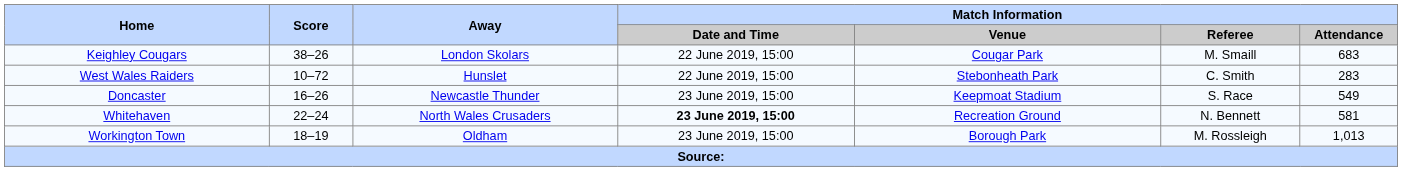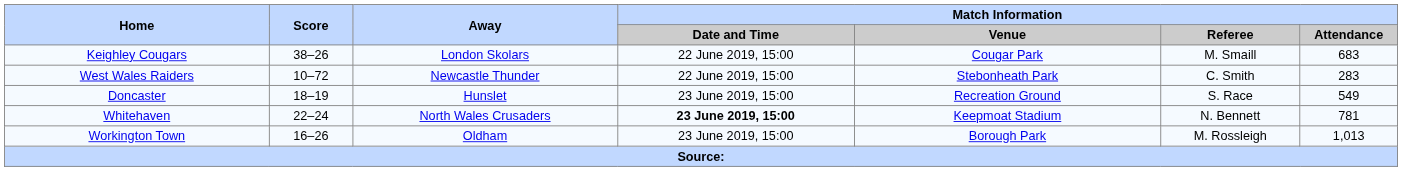(485, 75) Hunslet -> (485, 75) Newcastle Thunder
(311, 96) 16–26 -> (311, 96) 18–19
(485, 96) Newcastle Thunder -> (485, 96) Hunslet
(1007, 96) Keepmoat Stadium -> (1007, 96) Recreation Ground
(1007, 116) Recreation Ground -> (1007, 116) Keepmoat Stadium
(1349, 116) 581 -> (1349, 116) 781
(311, 136) 18–19 -> (311, 136) 16–26
